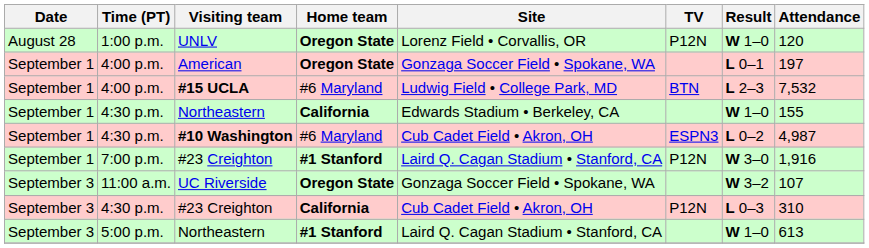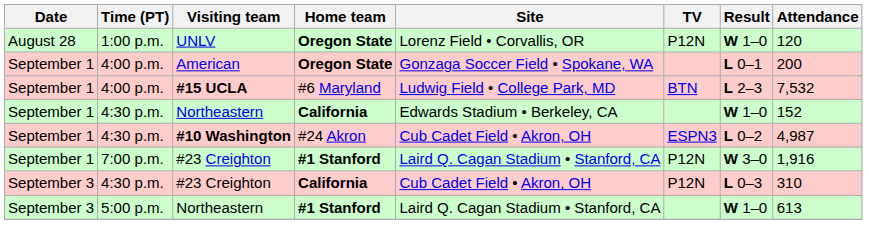(791, 64) 197 -> (789, 64) 200
(791, 112) 155 -> (789, 112) 152
(341, 136) #6 Maryland -> (332, 136) #24 Akron
- row: (136, 183)
